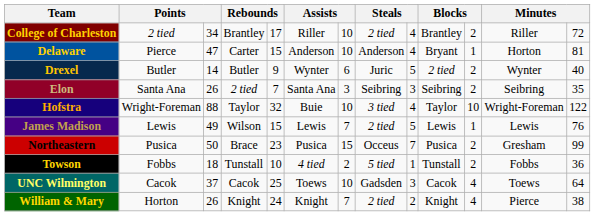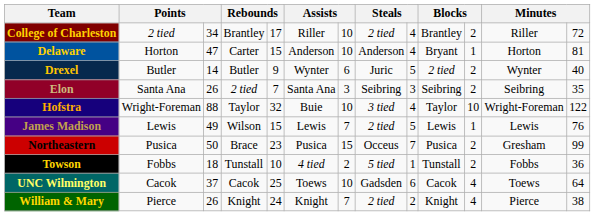(161, 51) Pierce -> (161, 51) Horton
(413, 182) 3 -> (413, 182) 6
(161, 201) Horton -> (161, 201) Pierce
